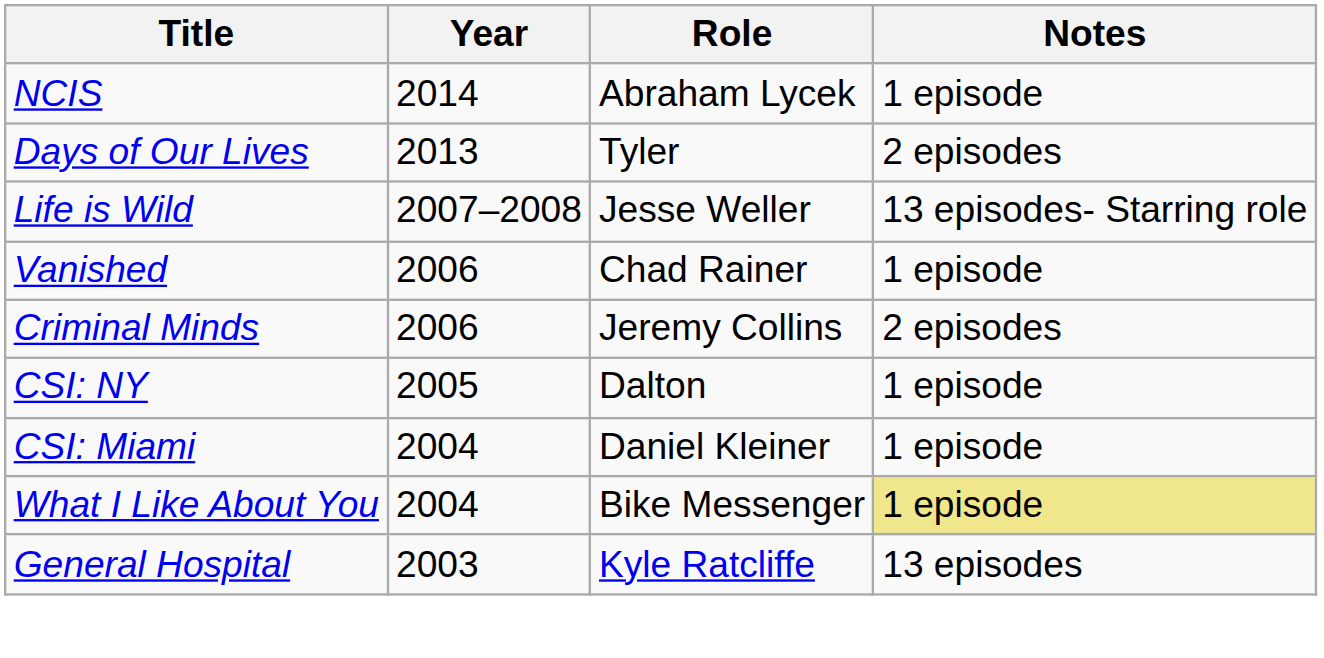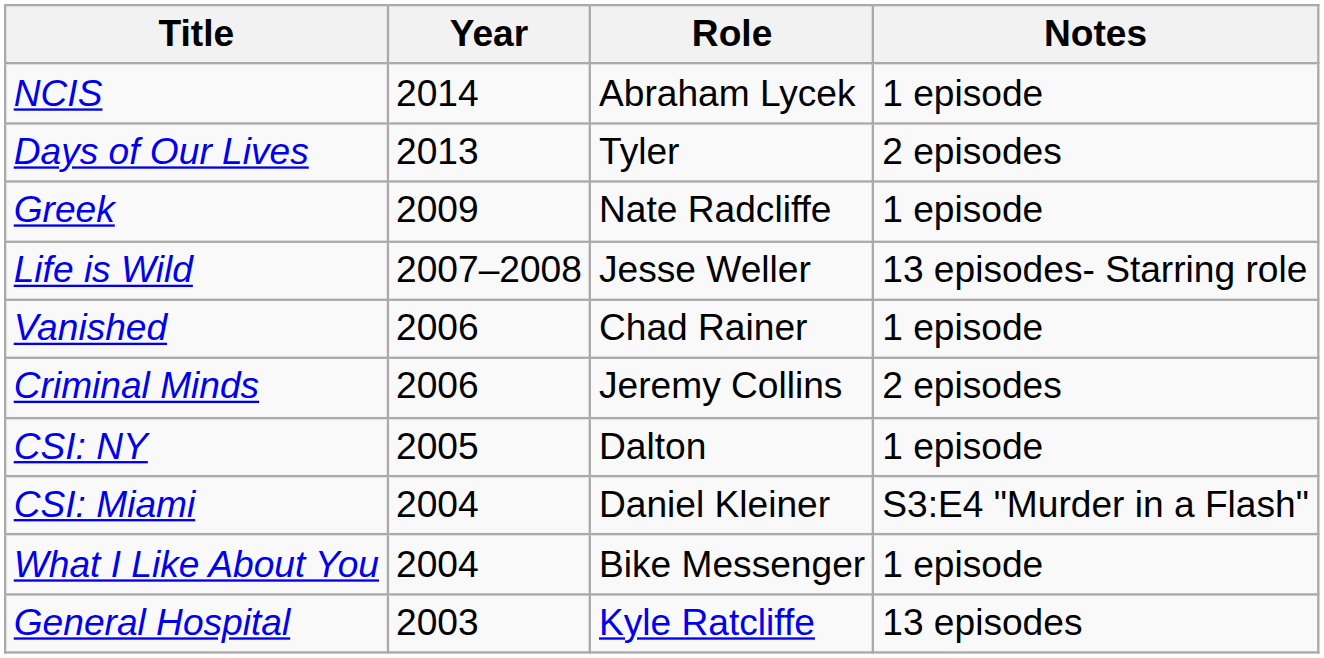+ row: (64, 210)
(963, 446) 1 episode -> (1096, 504) S3:E4 "Murder in a Flash"
(963, 504) khaki background -> (963, 563) no background
